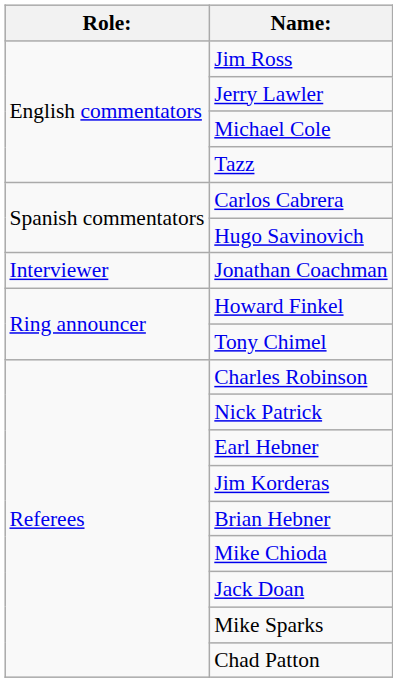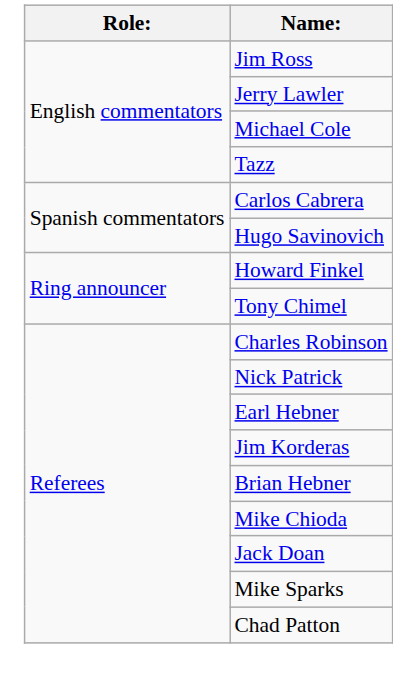- row: (301, 270)
